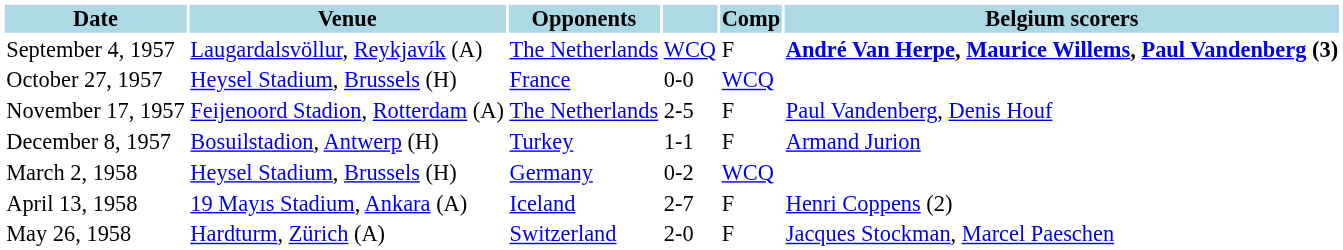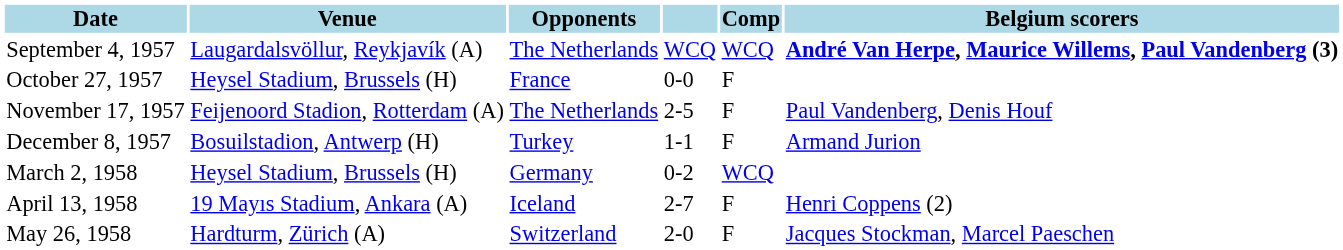(728, 49) F -> (748, 49) WCQ
(748, 80) WCQ -> (728, 80) F
